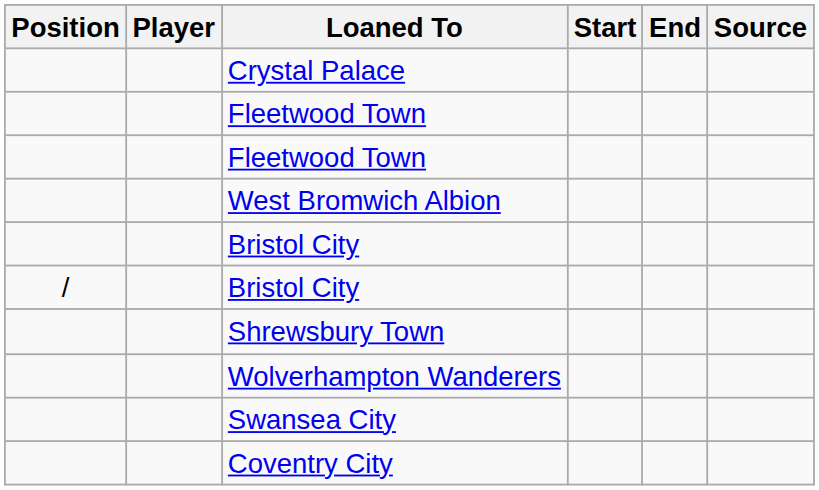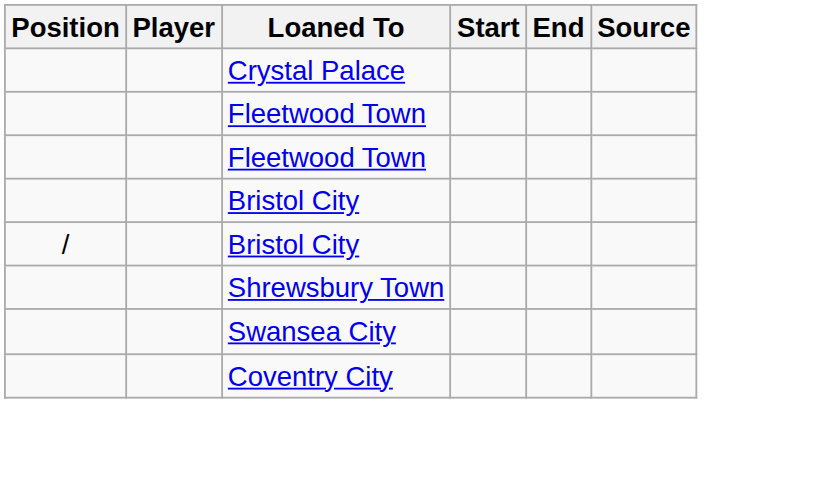- row: (66, 201)
- row: (66, 375)
